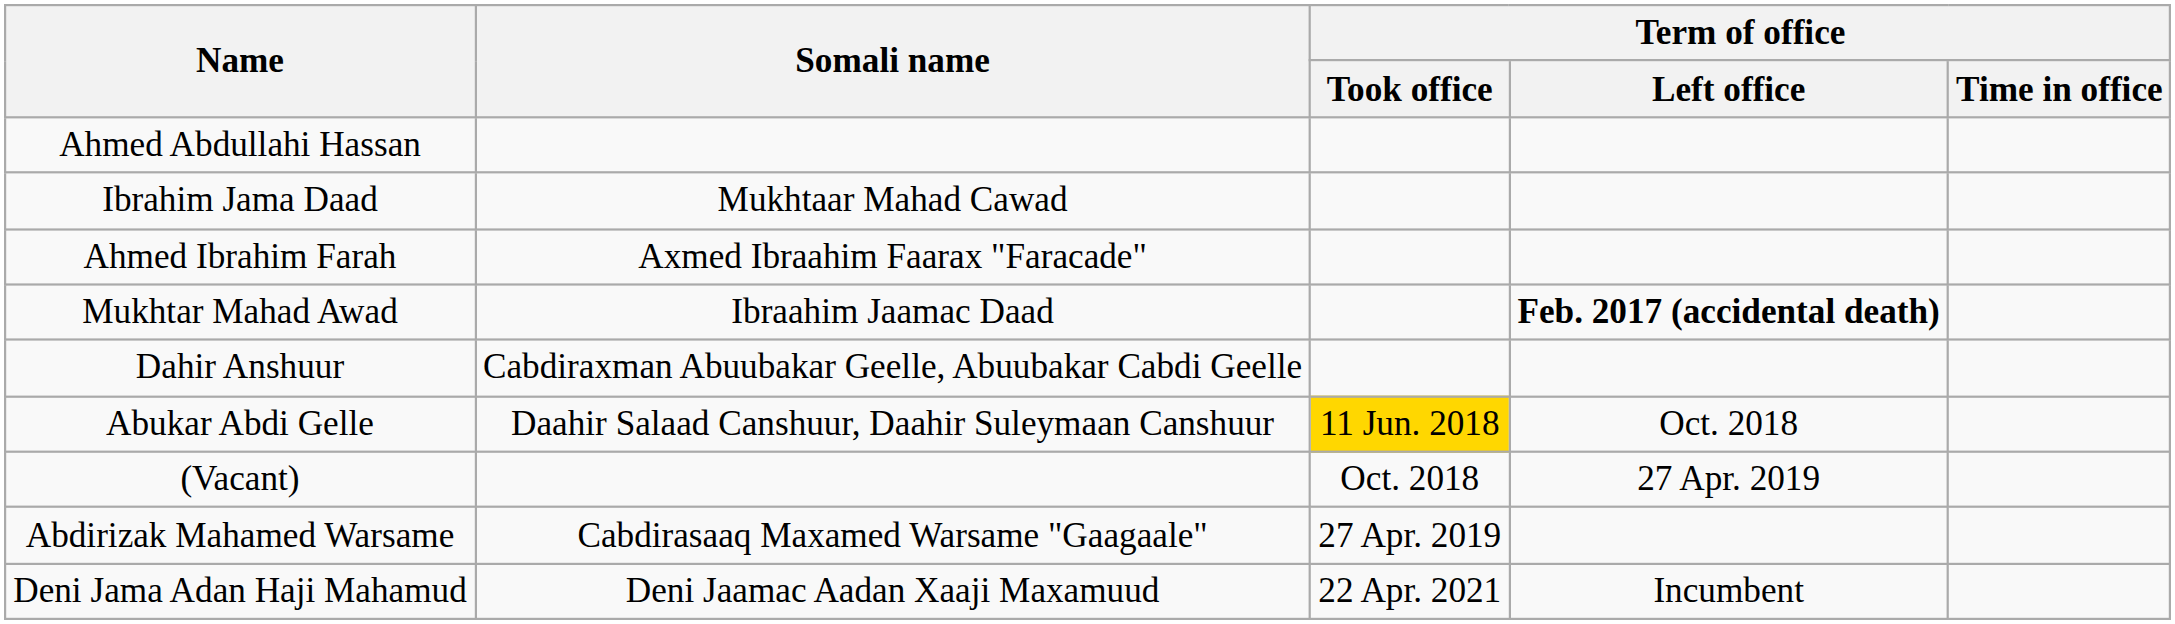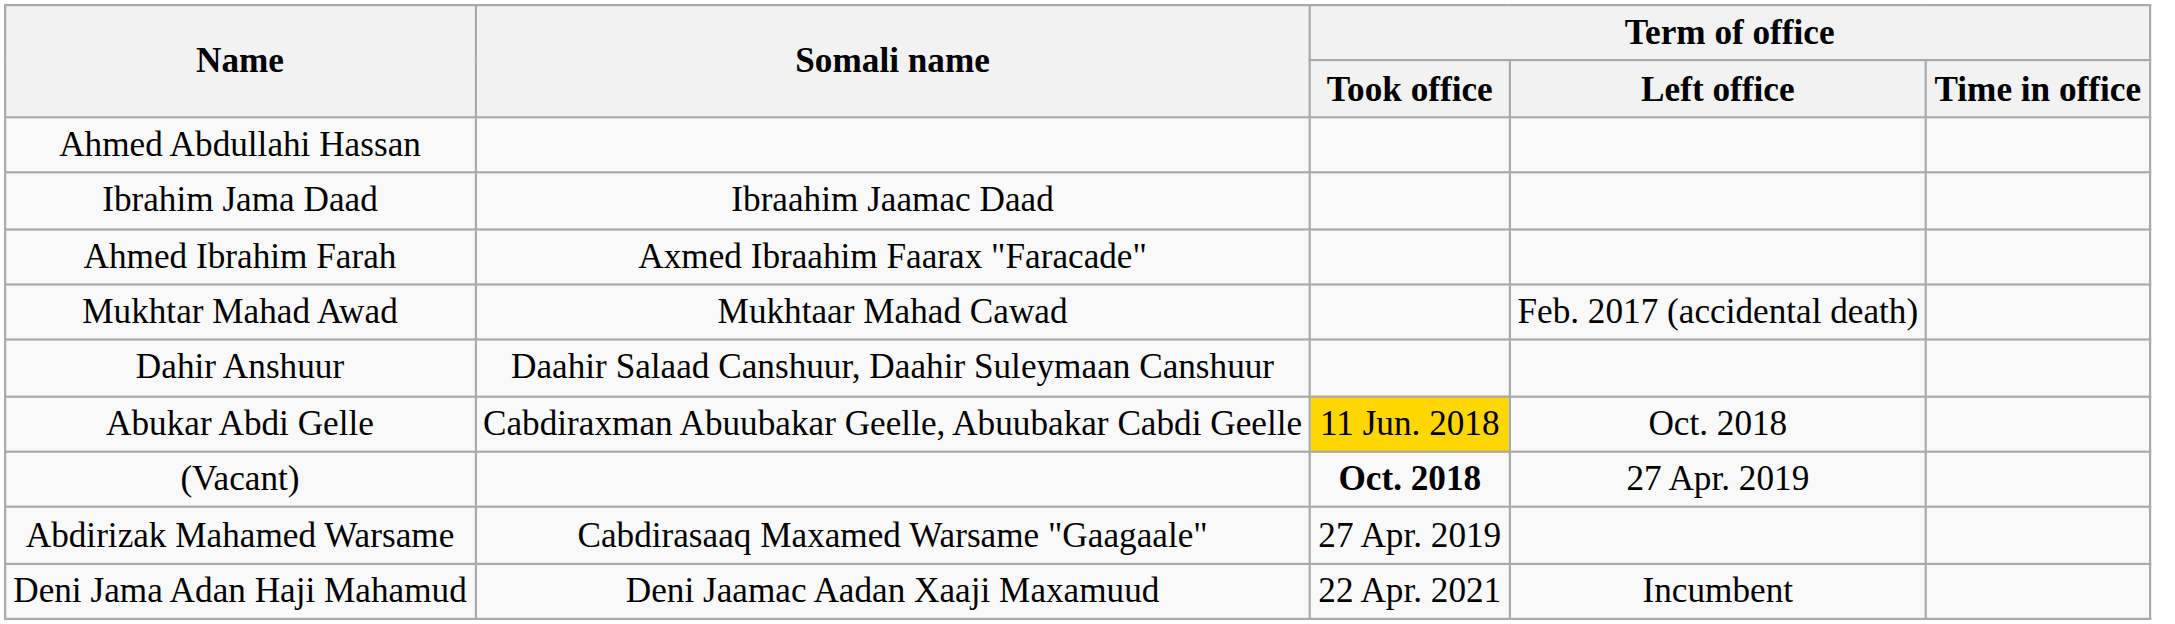(893, 199) Mukhtaar Mahad Cawad -> (893, 199) Ibraahim Jaamac Daad
(893, 311) Ibraahim Jaamac Daad -> (893, 311) Mukhtaar Mahad Cawad
(1729, 311) bold -> (1718, 311) normal
(893, 367) Cabdiraxman Abuubakar Geelle, Abuubakar Cabdi Geelle -> (893, 367) Daahir Salaad Canshuur, Daahir Suleymaan Canshuur
(893, 423) Daahir Salaad Canshuur, Daahir Suleymaan Canshuur -> (893, 423) Cabdiraxman Abuubakar Geelle, Abuubakar Cabdi Geelle
(1410, 479) normal -> (1410, 479) bold
